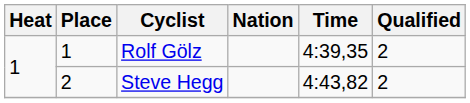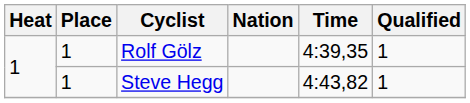(383, 51) 2 -> (383, 51) 1
(66, 82) 2 -> (66, 82) 1
(383, 82) 2 -> (383, 82) 1
